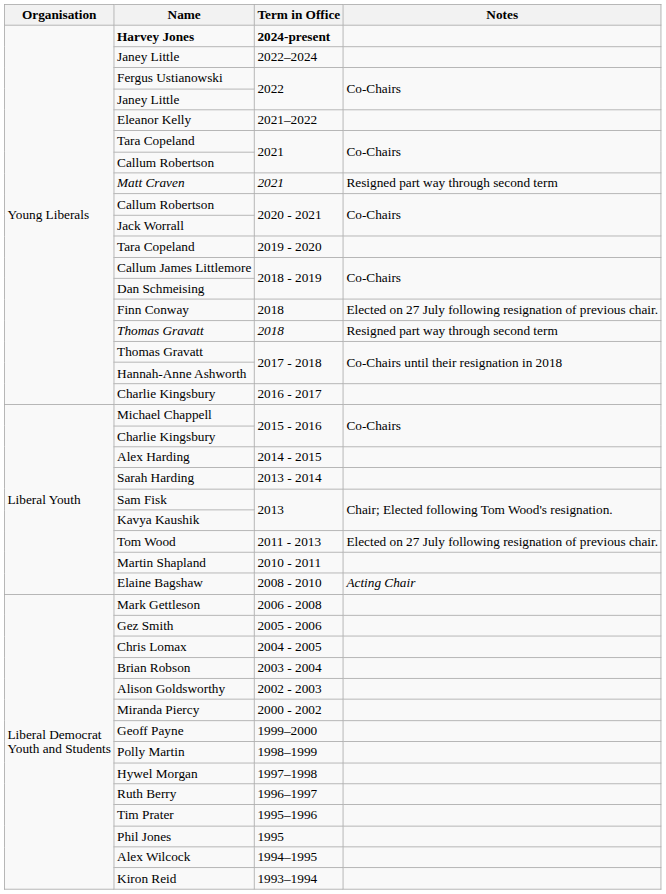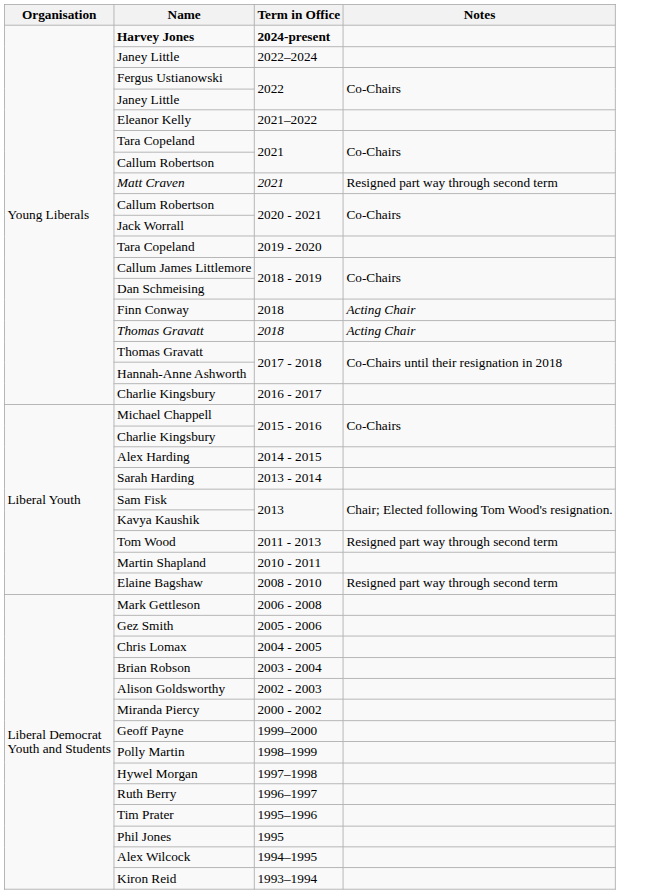(502, 309) Elected on 27 July following resignation of previous chair. -> (381, 309) Acting Chair
(452, 330) Resigned part way through second term -> (381, 330) Acting Chair
(502, 541) Elected on 27 July following resignation of previous chair. -> (452, 541) Resigned part way through second term
(381, 583) Acting Chair -> (452, 583) Resigned part way through second term
